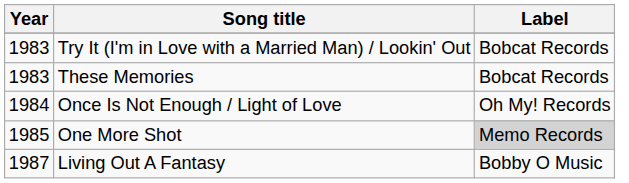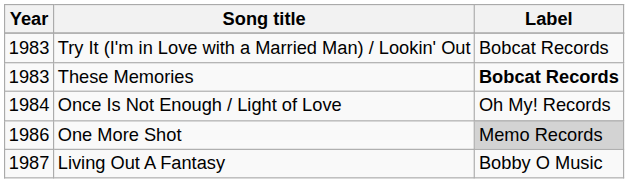(544, 76) normal -> (549, 76) bold
(29, 134) 1985 -> (29, 134) 1986
